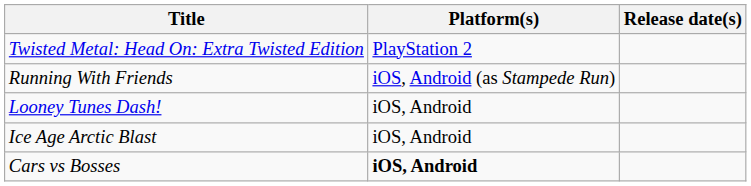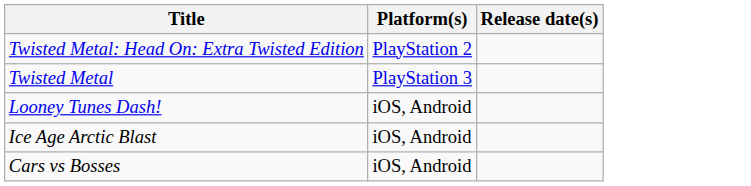+ row: (61, 78)
- row: (91, 78)
(425, 166) bold -> (422, 166) normal
